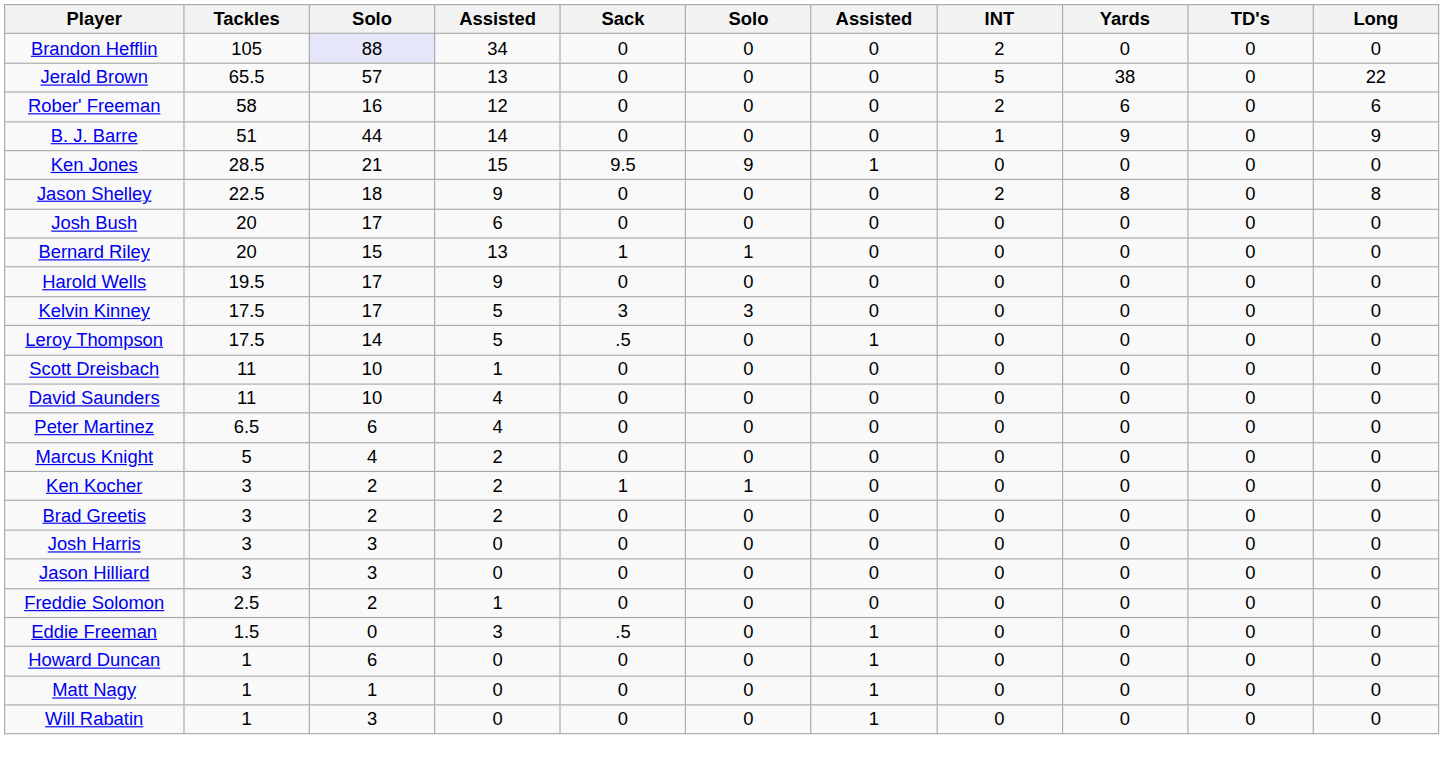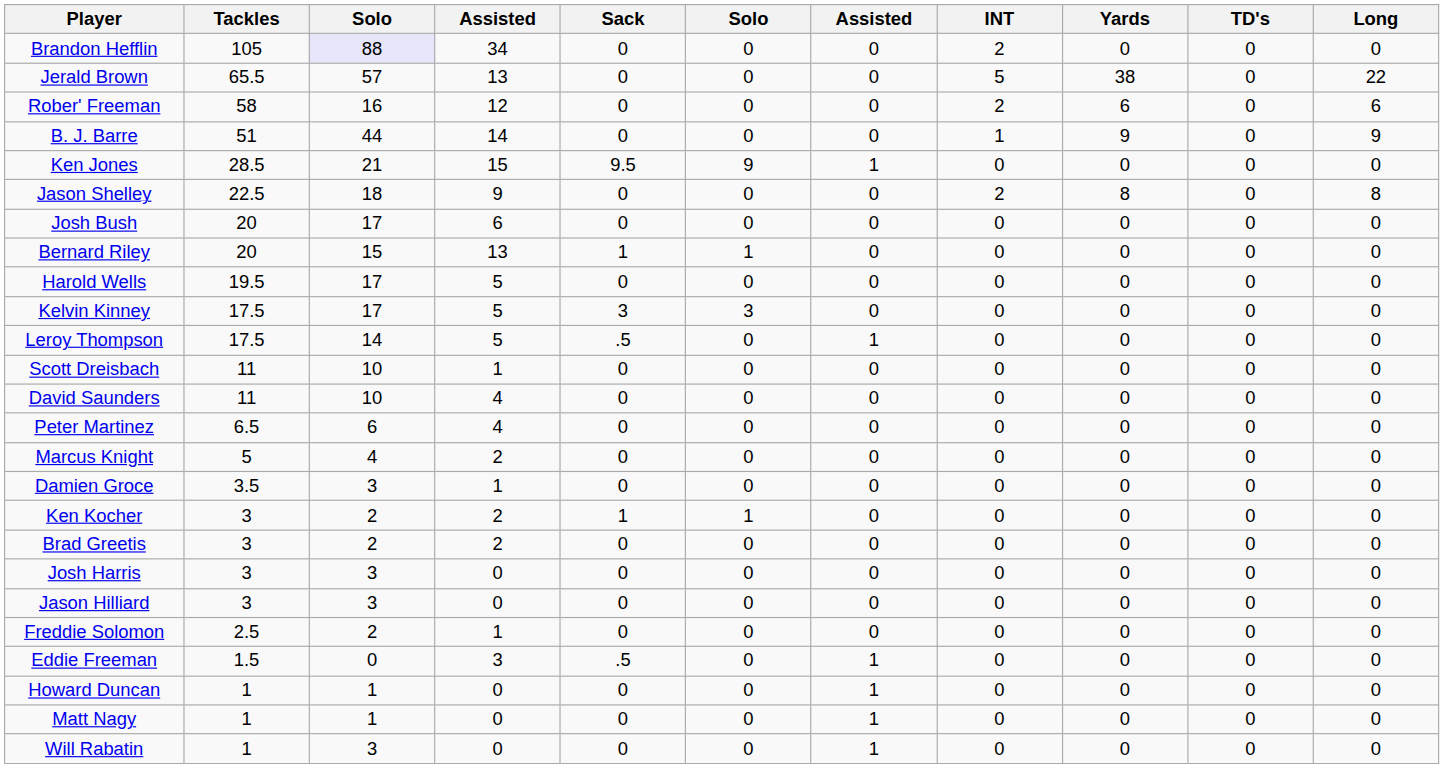(498, 281) 9 -> (498, 281) 5
+ row: (94, 485)
(372, 661) 6 -> (372, 690) 1
